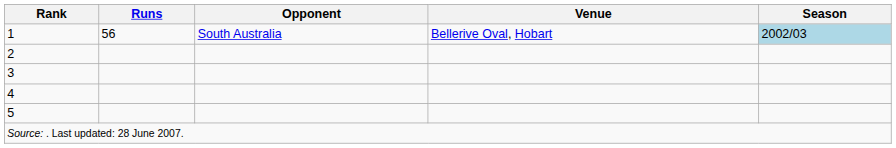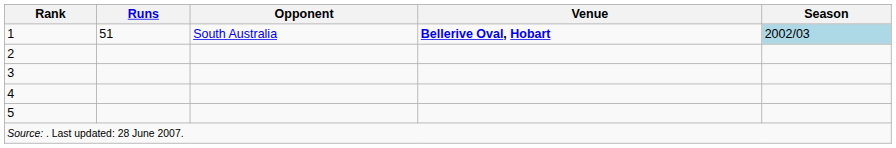(109, 34) 56 -> (106, 34) 51
(492, 34) normal -> (486, 34) bold
